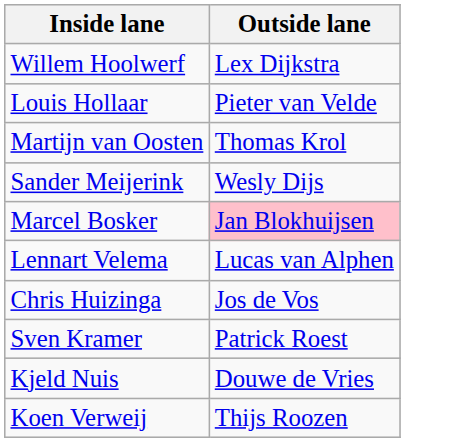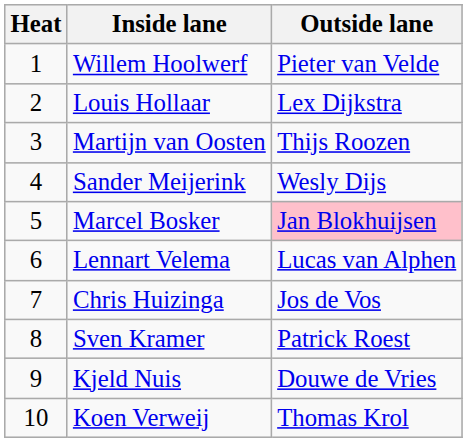+ column: (36, 24)
(277, 63) Lex Dijkstra -> (358, 63) Pieter van Velde
(296, 102) Pieter van Velde -> (339, 102) Lex Dijkstra
(281, 142) Thomas Krol -> (344, 142) Thijs Roozen
(281, 417) Thijs Roozen -> (343, 417) Thomas Krol
